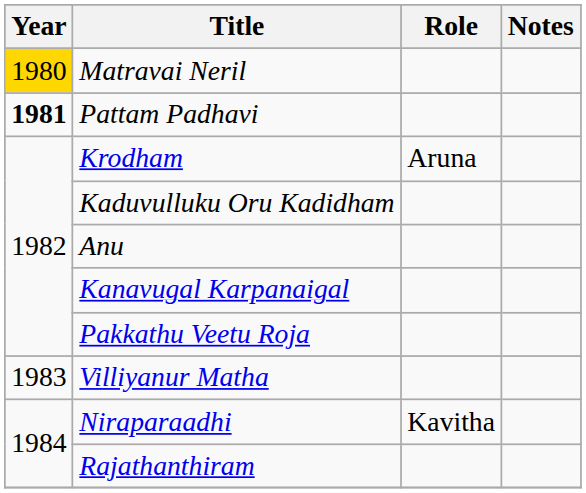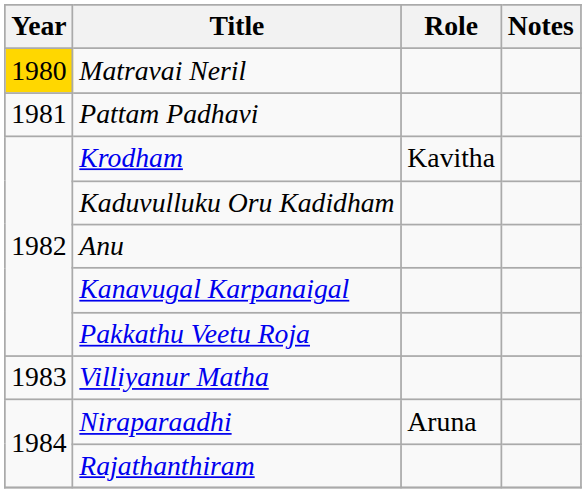(39, 114) bold -> (39, 114) normal
(442, 158) Aruna -> (451, 158) Kavitha
(451, 421) Kavitha -> (442, 421) Aruna
